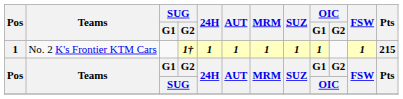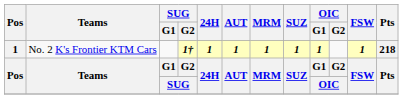(387, 48) 215 -> (387, 48) 218
